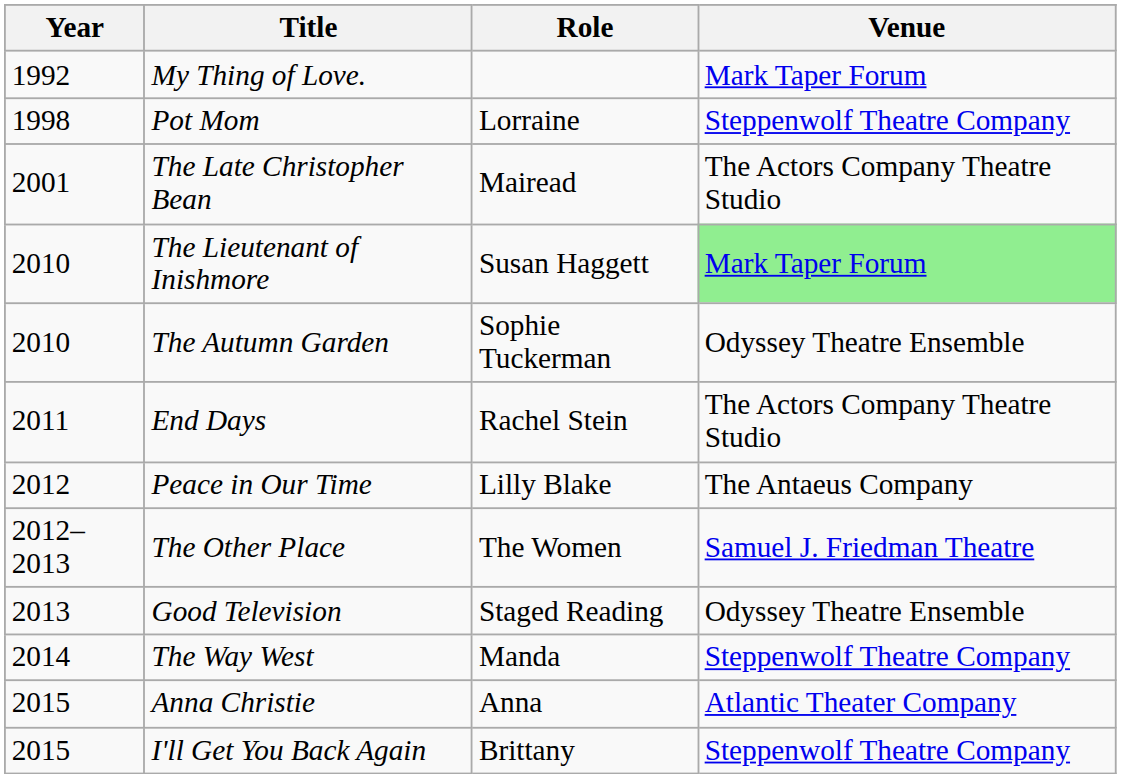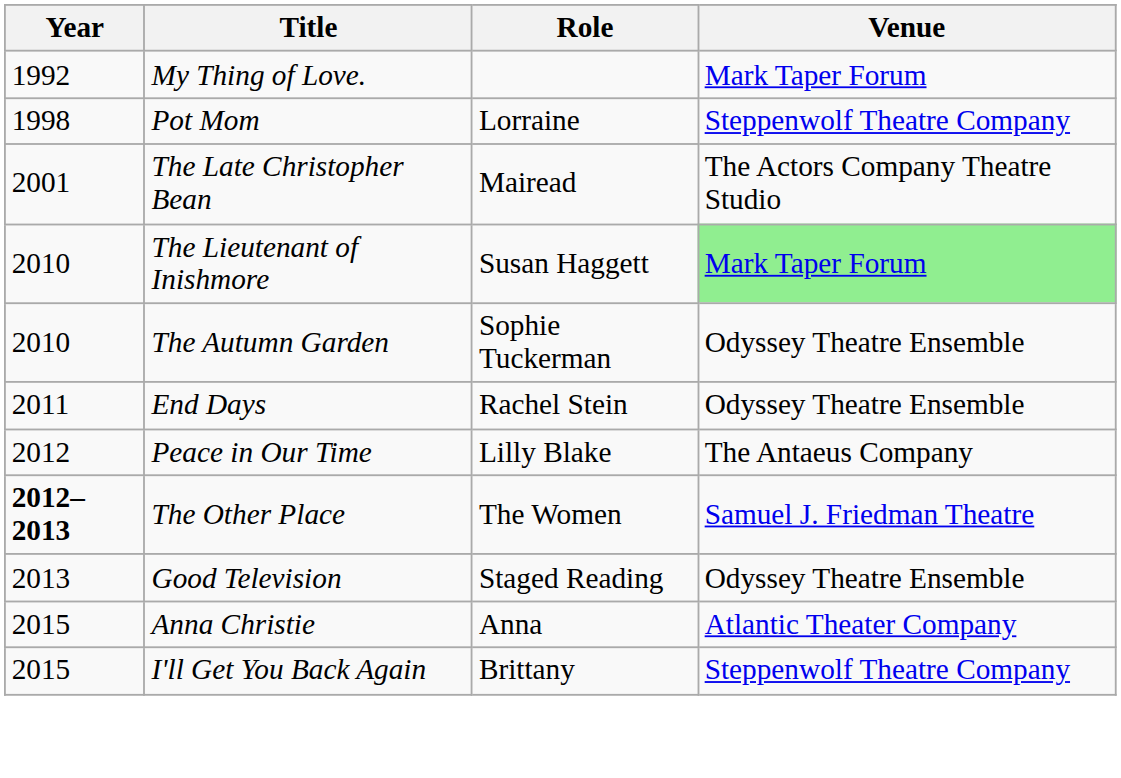(878, 421) The Actors Company Theatre Studio -> (865, 405) Odyssey Theatre Ensemble
(48, 547) normal -> (48, 514) bold
- row: (233, 656)
